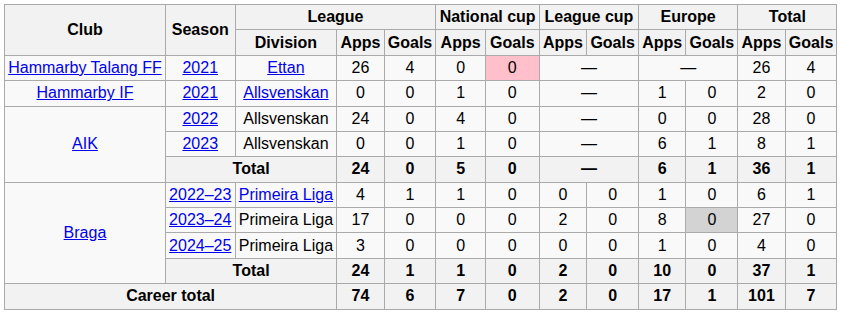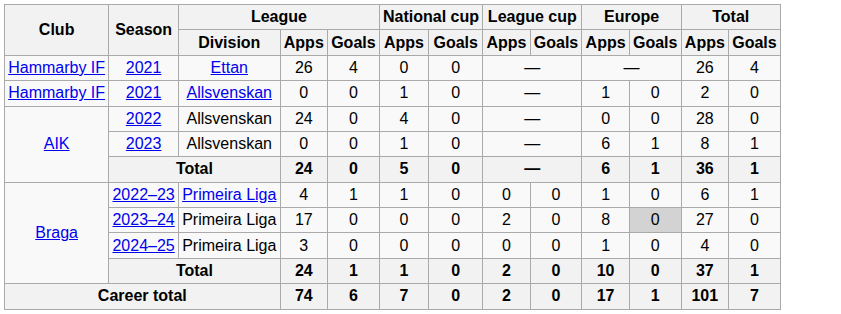(85, 67) Hammarby Talang FF -> (57, 67) Hammarby IF
(512, 67) pink background -> (456, 67) no background
